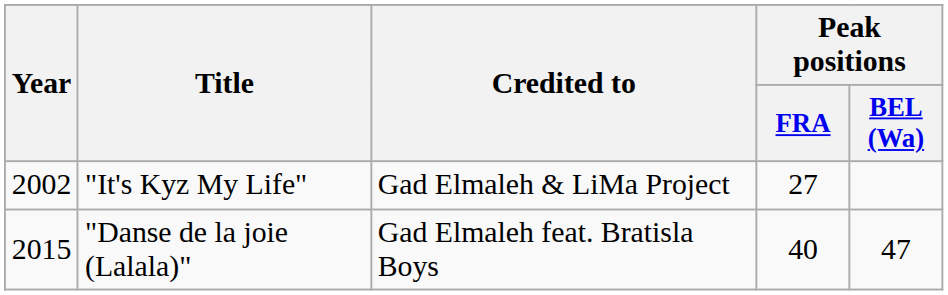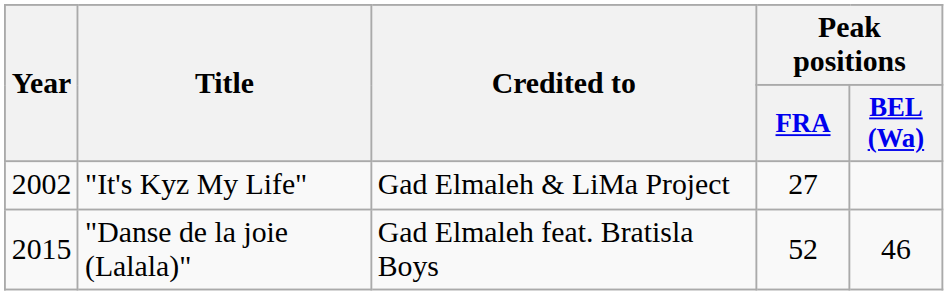(803, 248) 40 -> (803, 248) 52
(896, 248) 47 -> (896, 248) 46
